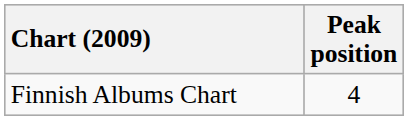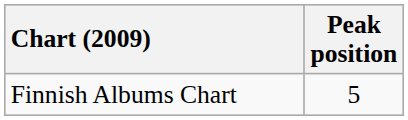(354, 94) 4 -> (354, 94) 5
